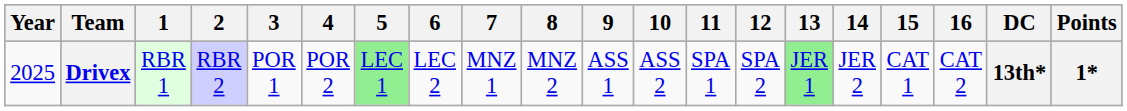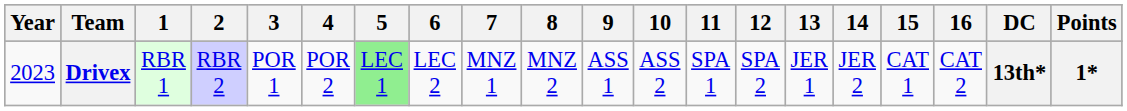(33, 72) 2025 -> (33, 72) 2023
(809, 72) lightgreen background -> (809, 72) no background
